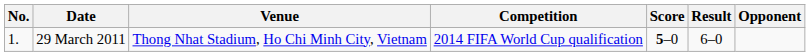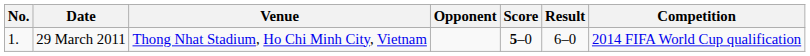columns swapped: (770, 16) <-> (538, 16)
